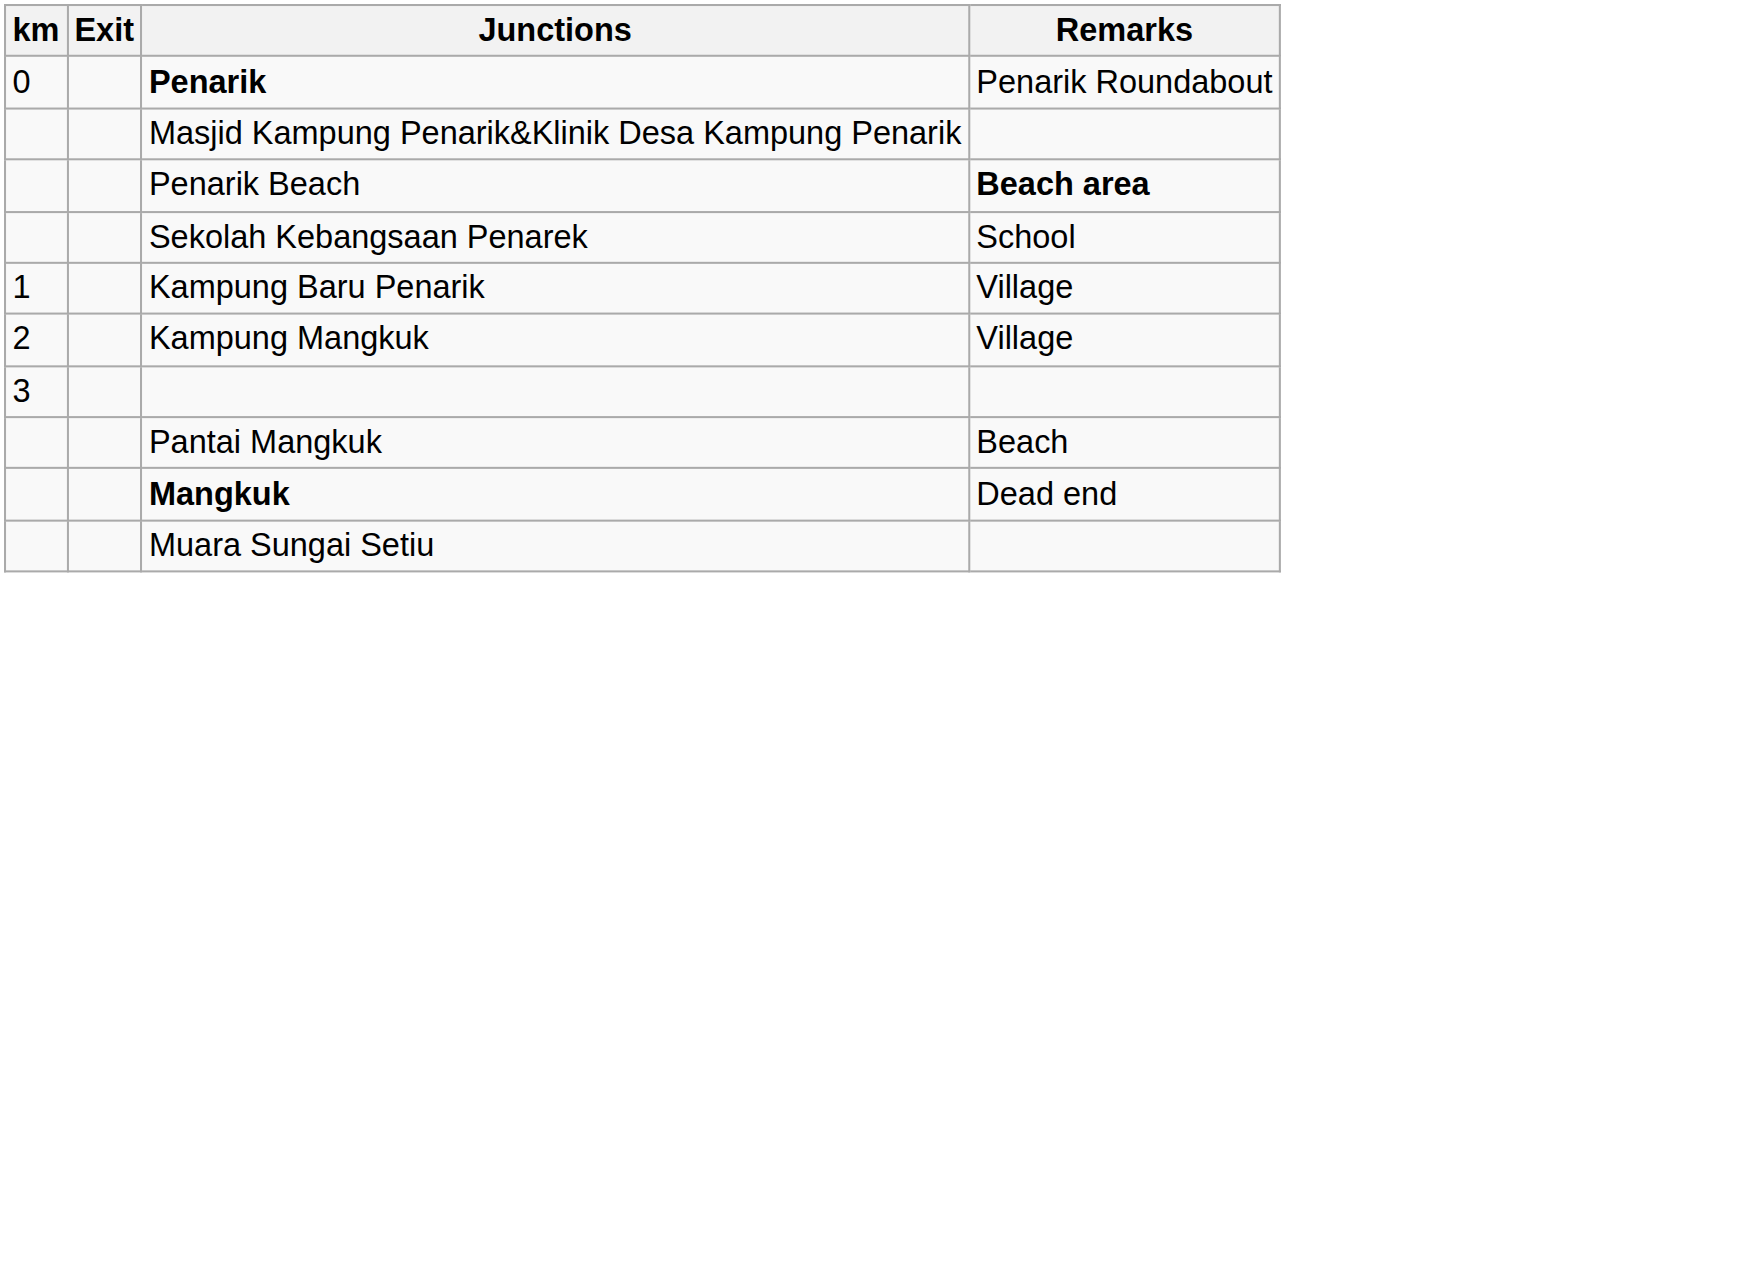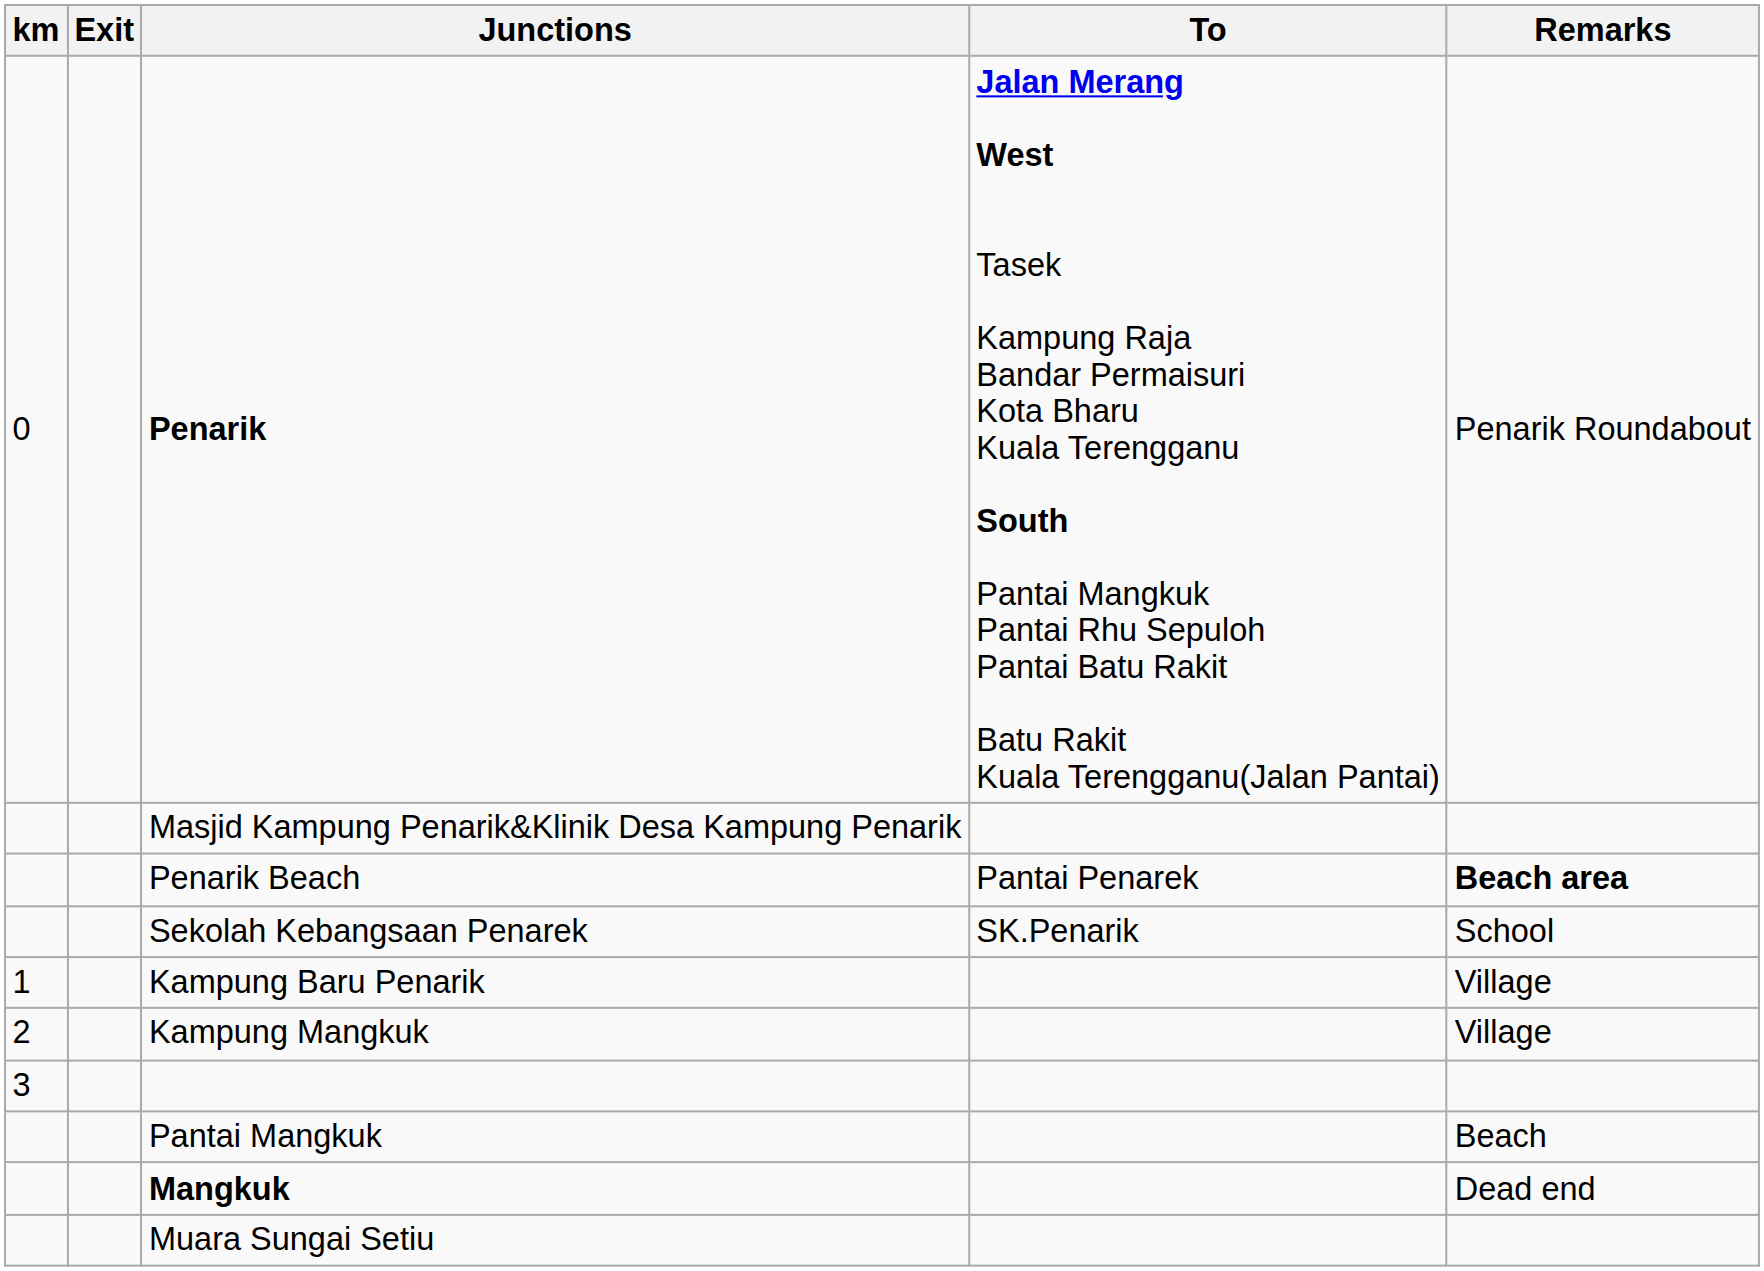+ column: (1208, 30)
